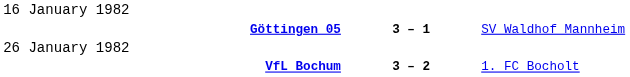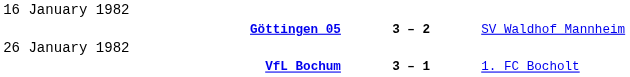(411, 29) 3 – 1 -> (411, 29) 3 – 2
(411, 67) 3 – 2 -> (411, 67) 3 – 1
